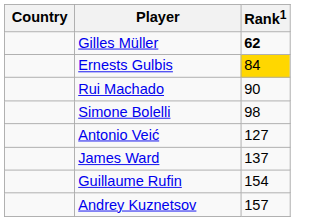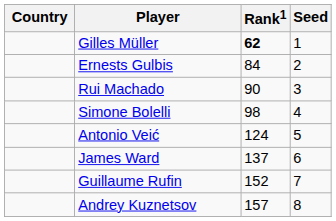+ column: (311, 18)
(252, 66) gold background -> (252, 66) no background
(256, 135) 127 -> (256, 135) 124
(256, 181) 154 -> (256, 181) 152
